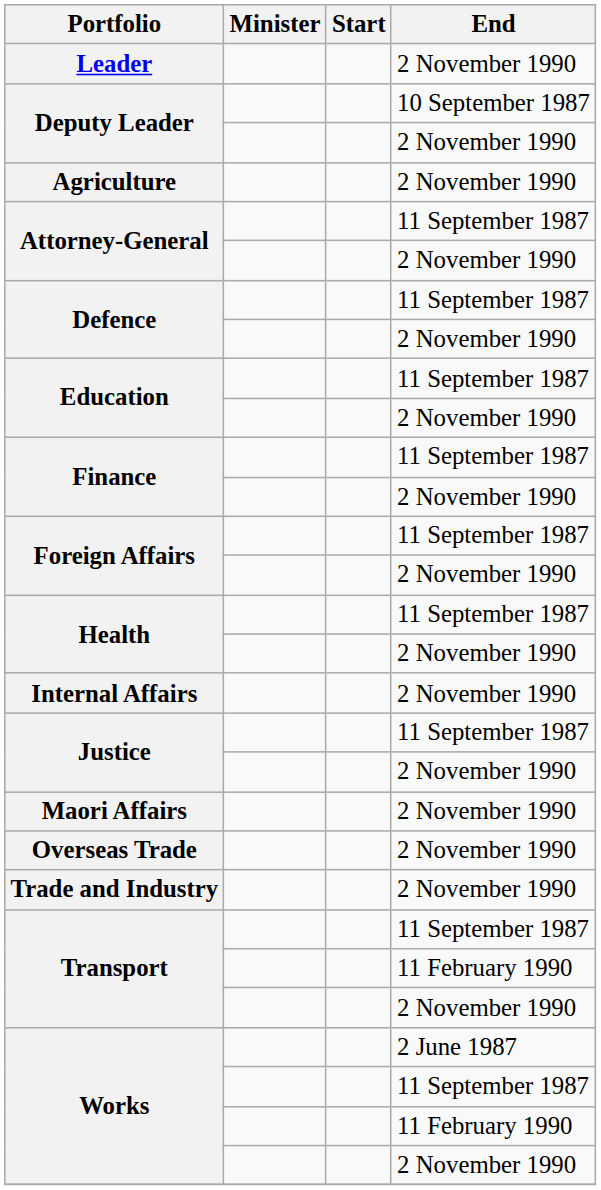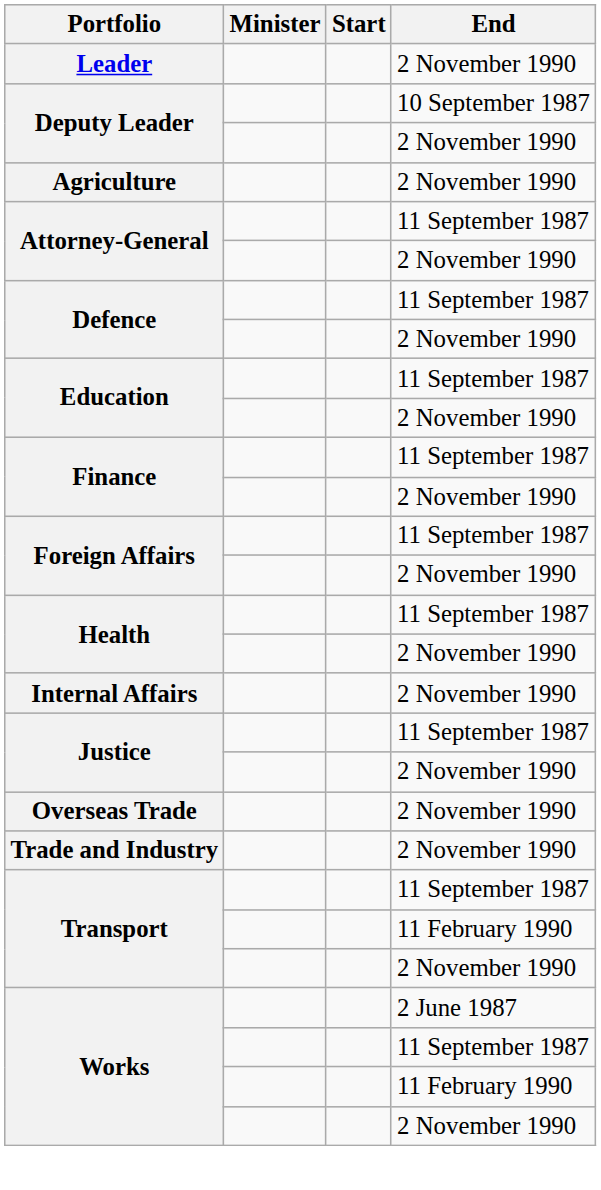- row: (114, 810)
